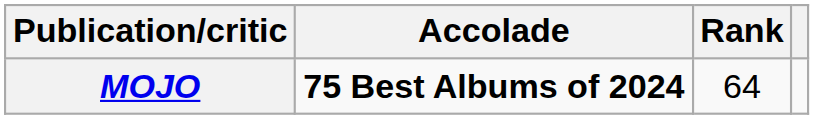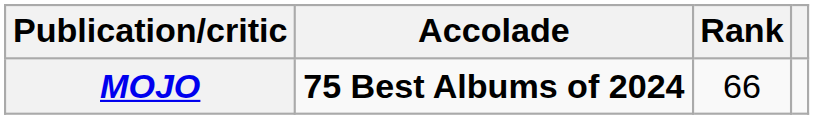(742, 85) 64 -> (742, 85) 66
